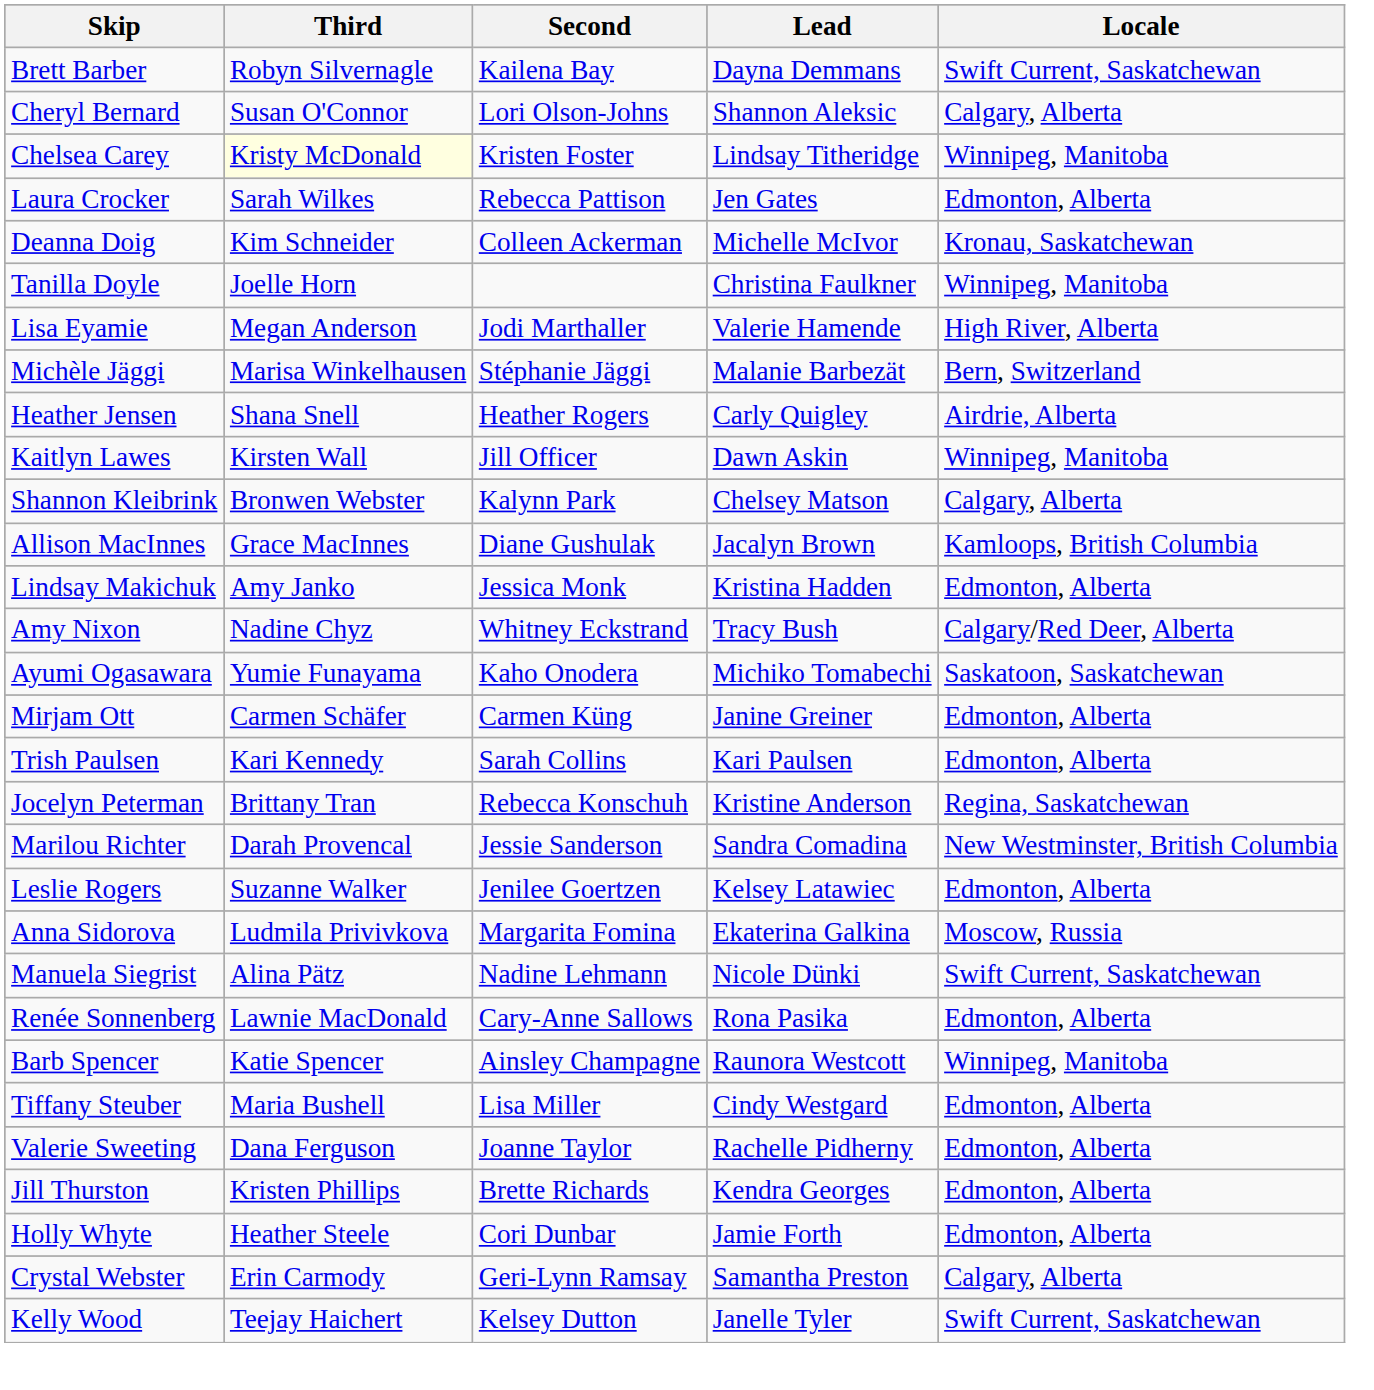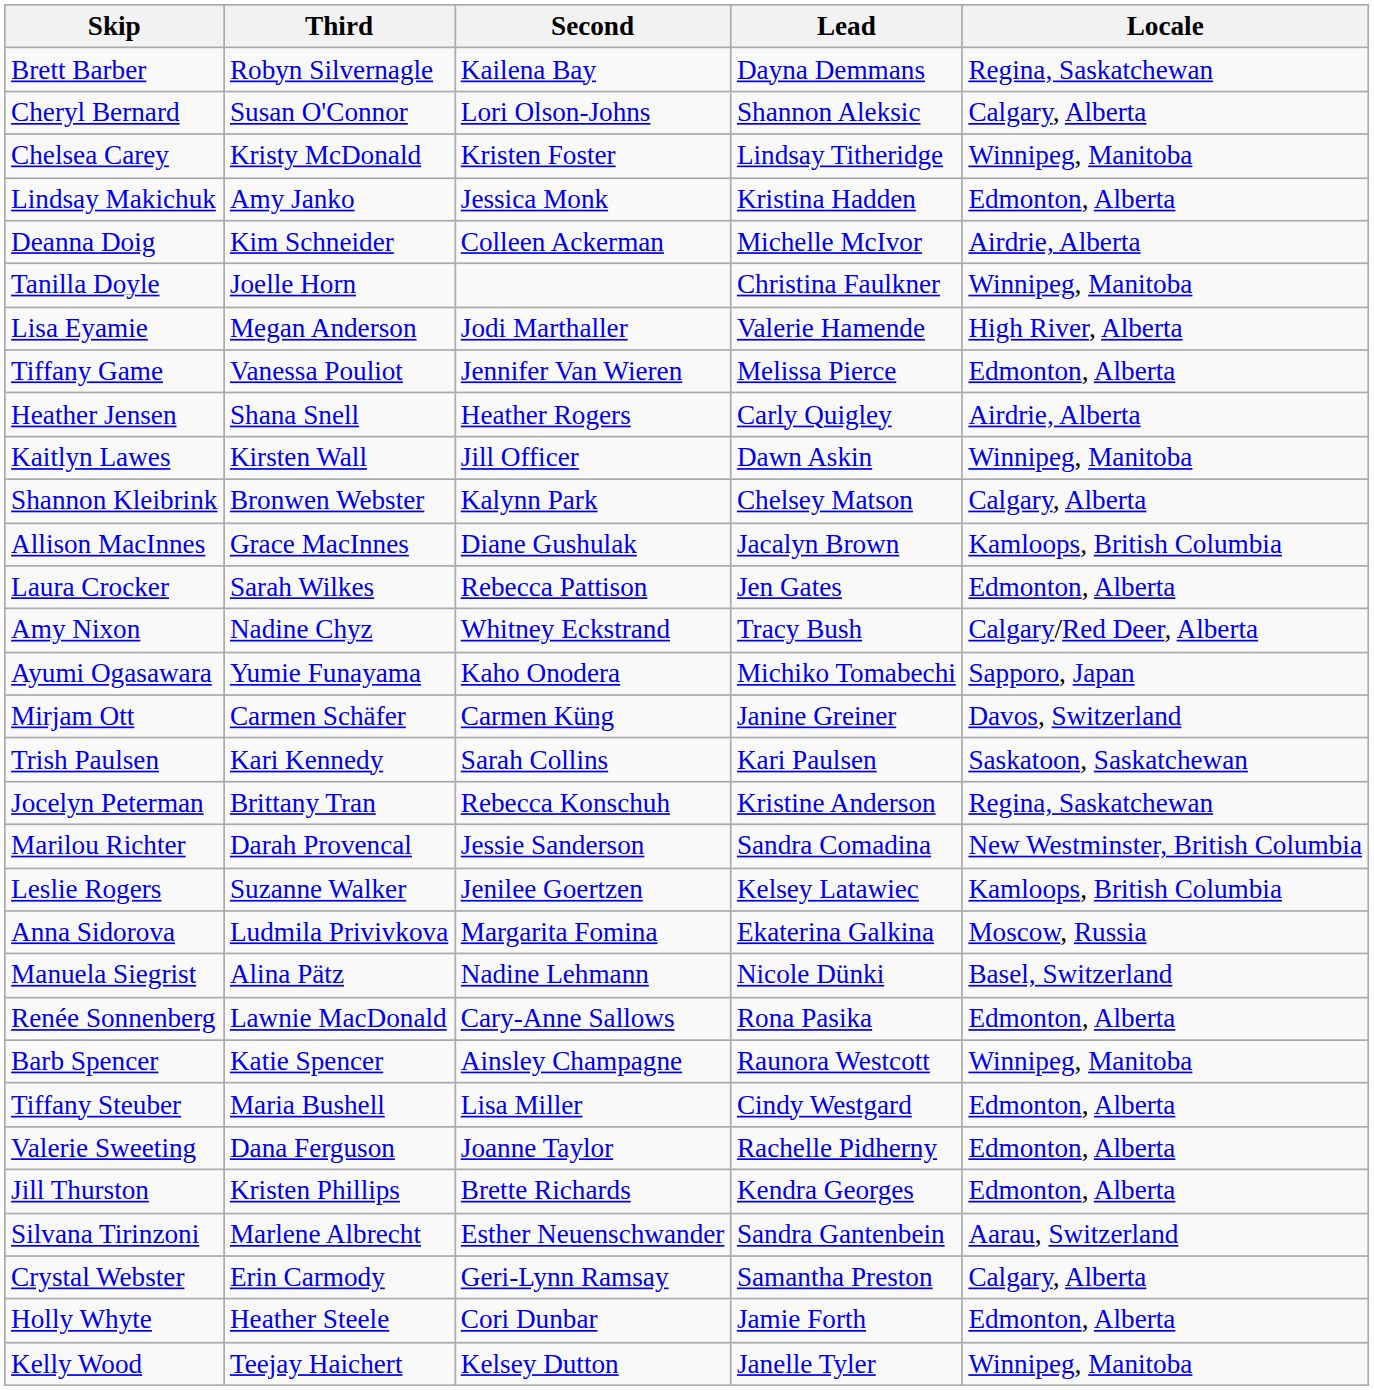(1102, 69) Swift Current, Saskatchewan -> (1091, 69) Regina, Saskatchewan
(325, 155) lightyellow background -> (325, 155) no background
rows swapped: (90, 198) <-> (113, 586)
(1069, 241) Kronau, Saskatchewan -> (1054, 241) Airdrie, Alberta
+ row: (87, 371)
- row: (88, 371)
(1084, 673) Saskatoon, Saskatchewan -> (1051, 673) Sapporo, Japan
(1048, 716) Edmonton, Alberta -> (1075, 716) Davos, Switzerland
(1048, 759) Edmonton, Alberta -> (1108, 759) Saskatoon, Saskatchewan
(1048, 888) Edmonton, Alberta -> (1125, 888) Kamloops, British Columbia
(1102, 975) Swift Current, Saskatchewan -> (1070, 975) Basel, Switzerland
+ row: (105, 1233)
rows swapped: (98, 1277) <-> (82, 1233)
(1102, 1320) Swift Current, Saskatchewan -> (1080, 1363) Winnipeg, Manitoba
